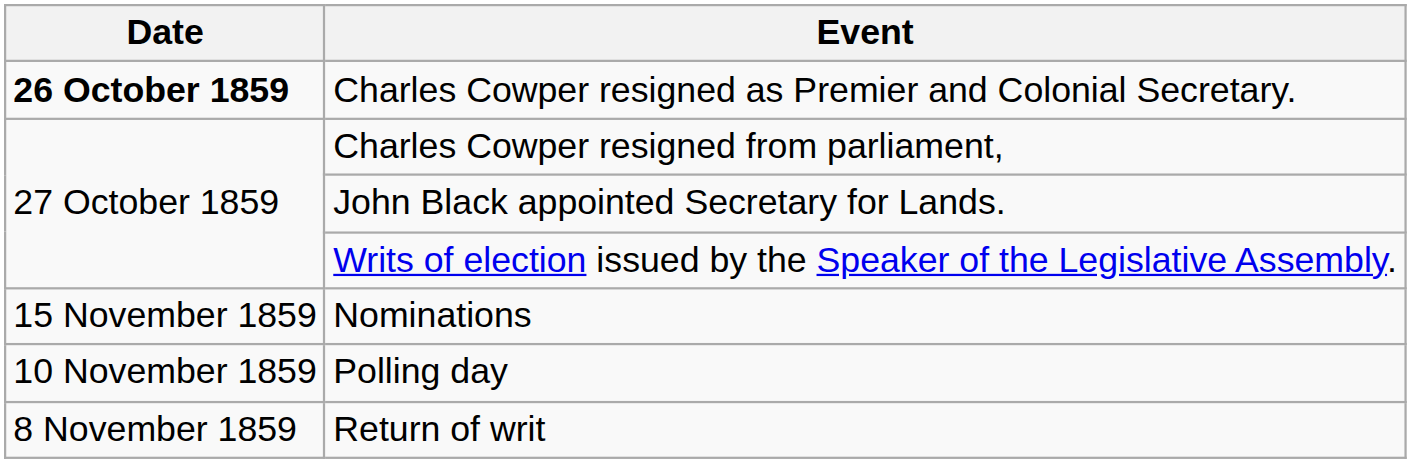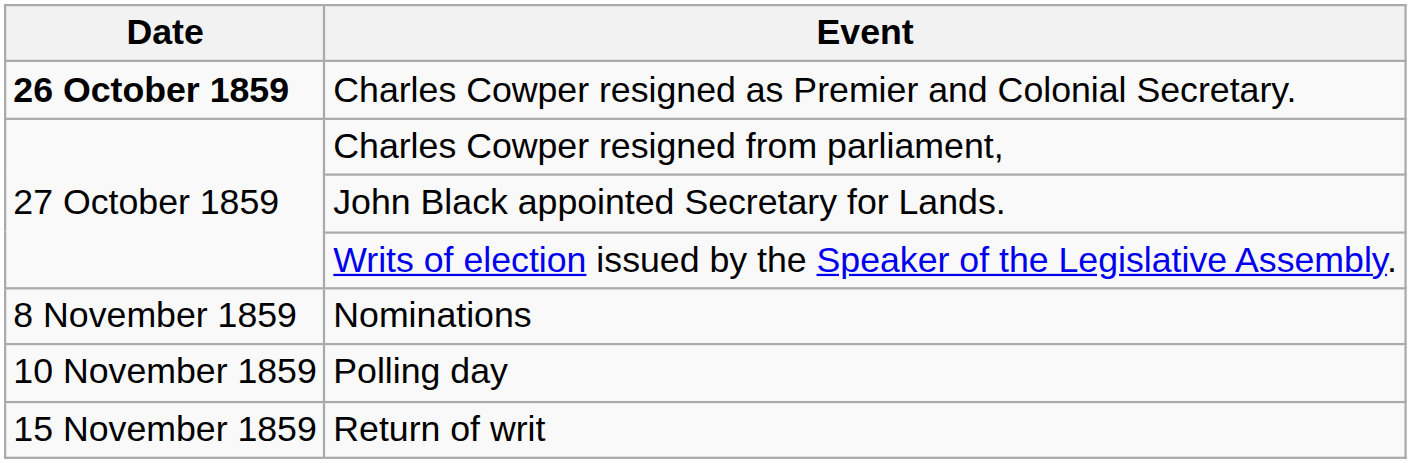(165, 315) 15 November 1859 -> (155, 315) 8 November 1859
(155, 428) 8 November 1859 -> (165, 428) 15 November 1859
